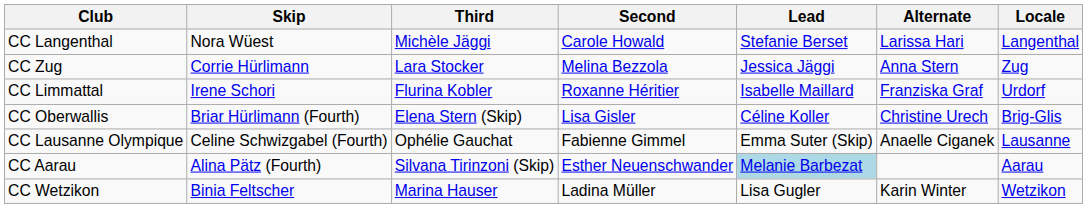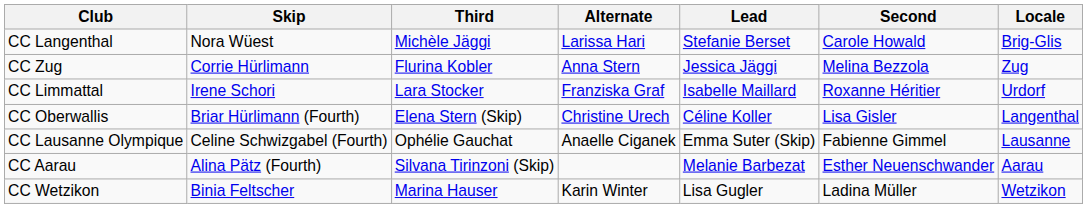columns swapped: (647, 16) <-> (937, 16)
(1040, 41) Langenthal -> (1032, 41) Brig-Glis
(439, 66) Lara Stocker -> (444, 66) Flurina Kobler
(444, 91) Flurina Kobler -> (439, 91) Lara Stocker
(1032, 116) Brig-Glis -> (1040, 116) Langenthal
(801, 166) lightblue background -> (744, 166) no background
